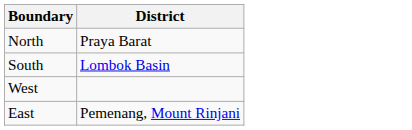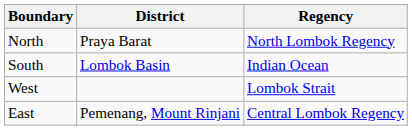+ column: (326, 16)
